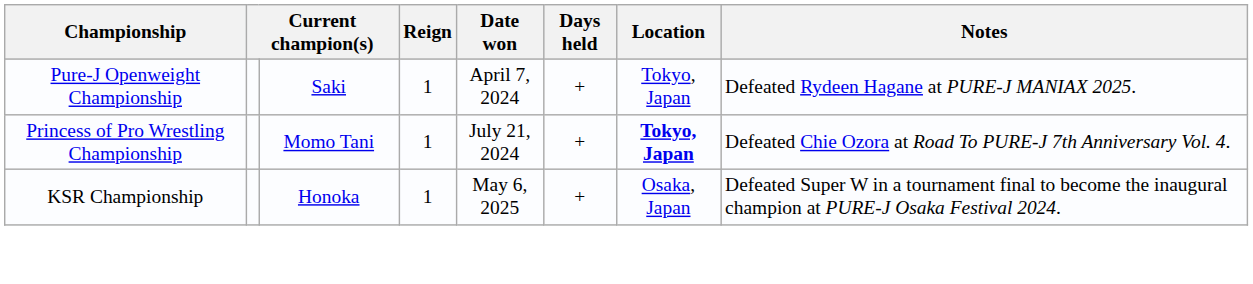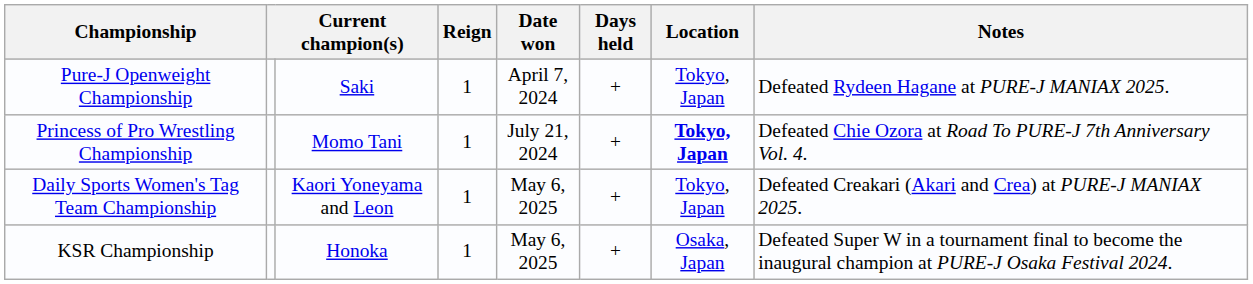+ row: (136, 196)
